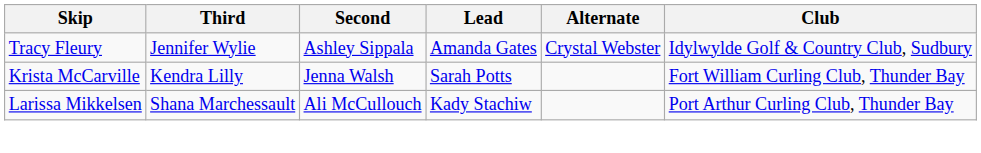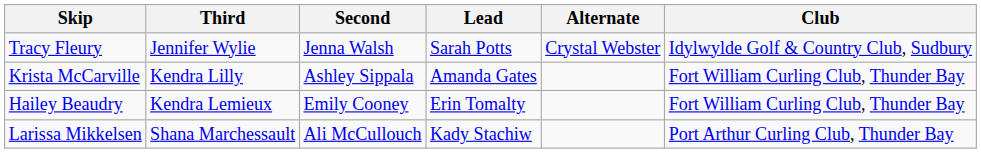(359, 47) Ashley Sippala -> (349, 47) Jenna Walsh
(483, 47) Amanda Gates -> (471, 47) Sarah Potts
(349, 76) Jenna Walsh -> (359, 76) Ashley Sippala
(471, 76) Sarah Potts -> (483, 76) Amanda Gates
+ row: (66, 104)
